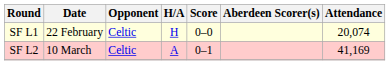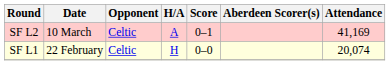rows swapped: (24, 32) <-> (24, 50)
